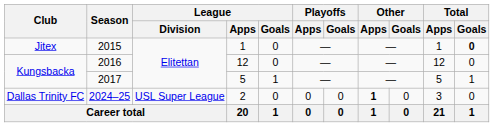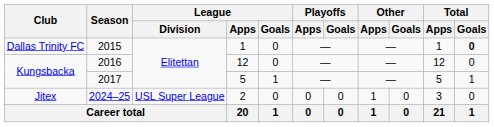(45, 46) Jitex -> (45, 46) Dallas Trinity FC
(45, 96) Dallas Trinity FC -> (45, 96) Jitex
(374, 96) bold -> (374, 96) normal
